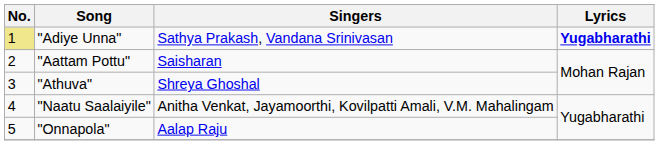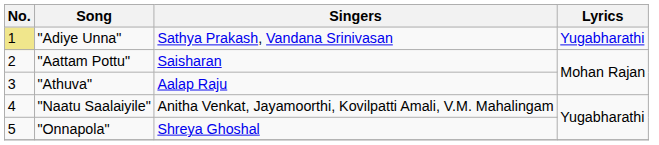(605, 39) bold -> (602, 39) normal
(209, 84) Shreya Ghoshal -> (192, 84) Aalap Raju
(192, 129) Aalap Raju -> (209, 129) Shreya Ghoshal
